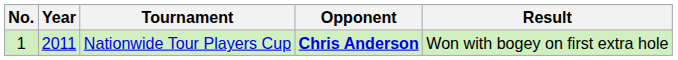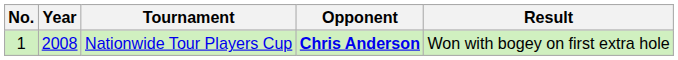(59, 43) 2011 -> (60, 43) 2008
